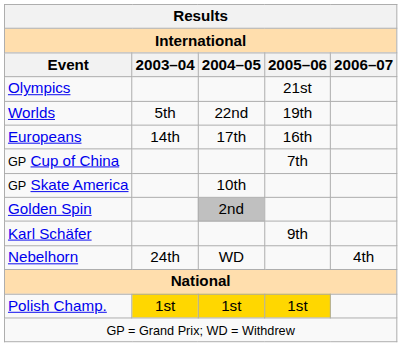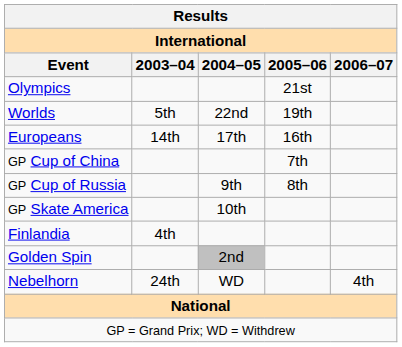+ row: (67, 185)
+ row: (39, 233)
- row: (50, 233)
- row: (57, 305)
